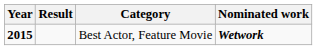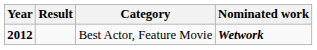(20, 34) 2015 -> (20, 34) 2012
